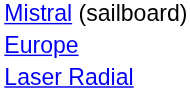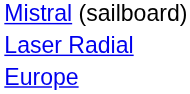rows swapped: (69, 77) <-> (41, 45)
